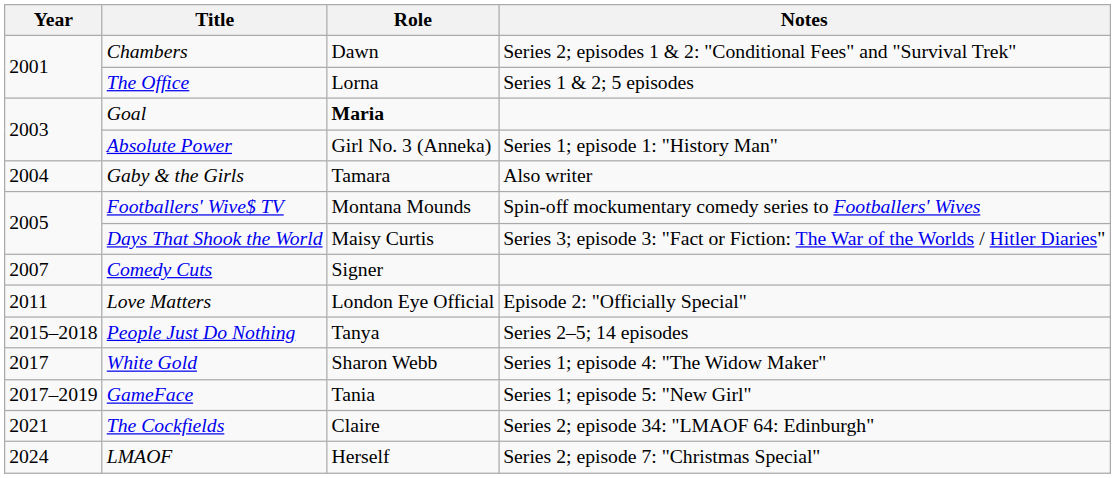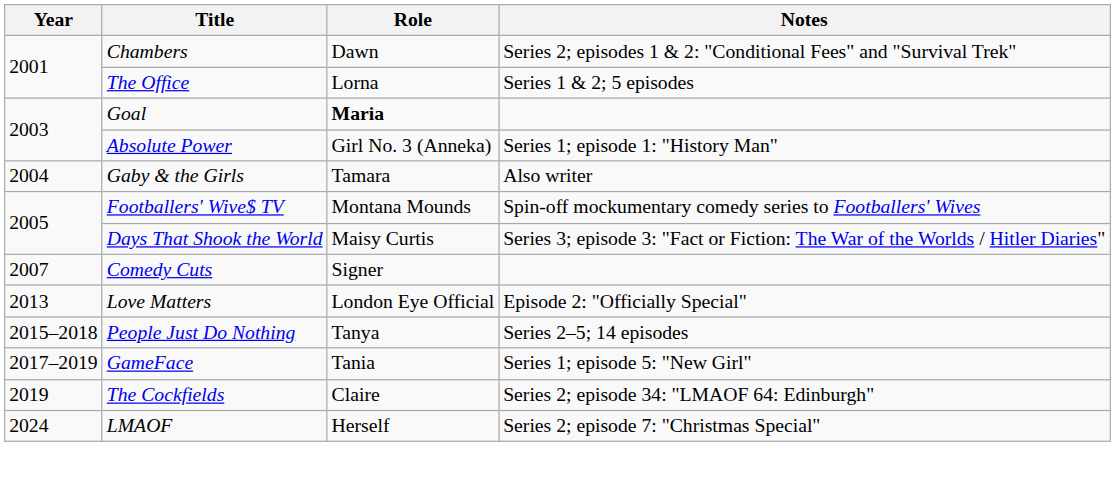(28, 301) 2011 -> (29, 301) 2013
- row: (152, 363)
(29, 425) 2021 -> (29, 394) 2019
